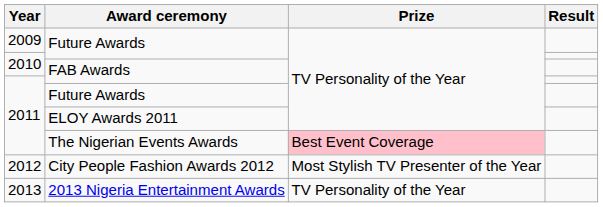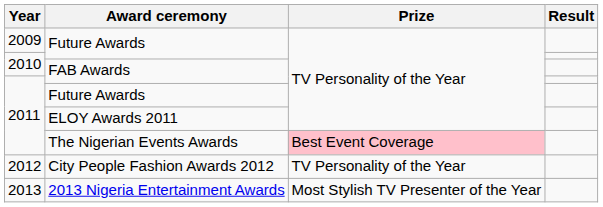(416, 166) Most Stylish TV Presenter of the Year -> (379, 166) TV Personality of the Year
(379, 190) TV Personality of the Year -> (416, 190) Most Stylish TV Presenter of the Year
